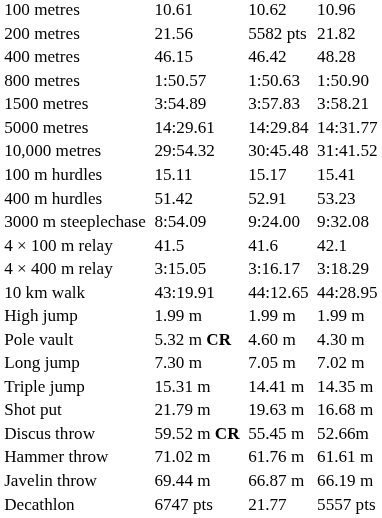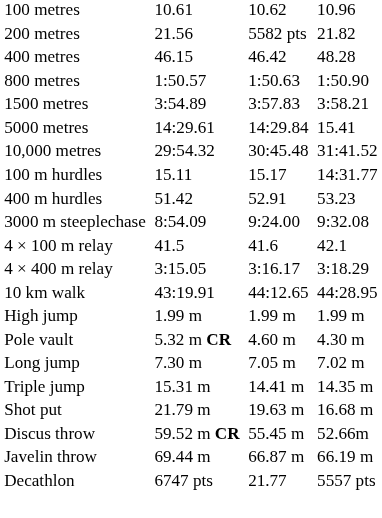(347, 127) 14:31.77 -> (336, 127) 15.41
(336, 174) 15.41 -> (347, 174) 14:31.77
- row: (56, 457)
